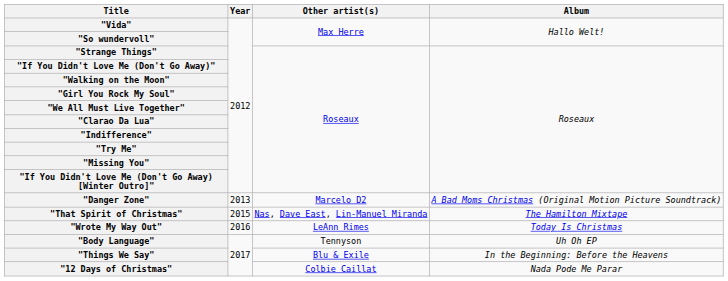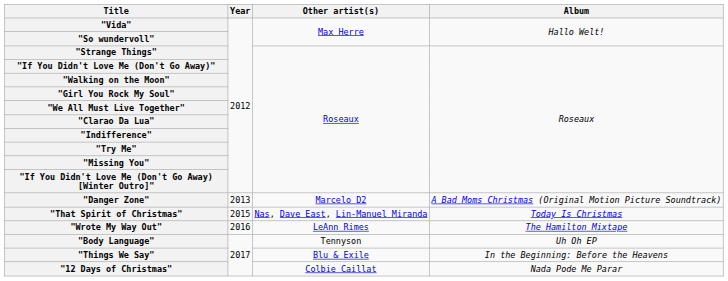(576, 214) The Hamilton Mixtape -> (576, 214) Today Is Christmas
(576, 228) Today Is Christmas -> (576, 228) The Hamilton Mixtape
